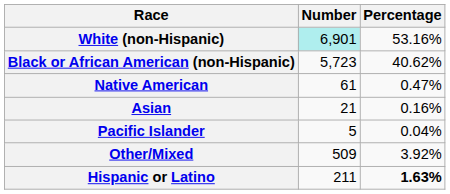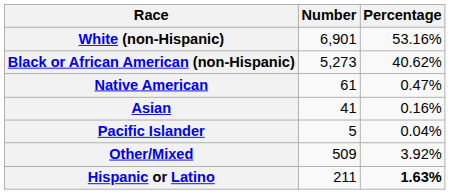(338, 39) paleturquoise background -> (338, 39) no background
(338, 62) 5,723 -> (338, 62) 5,273
(348, 108) 21 -> (348, 108) 41
